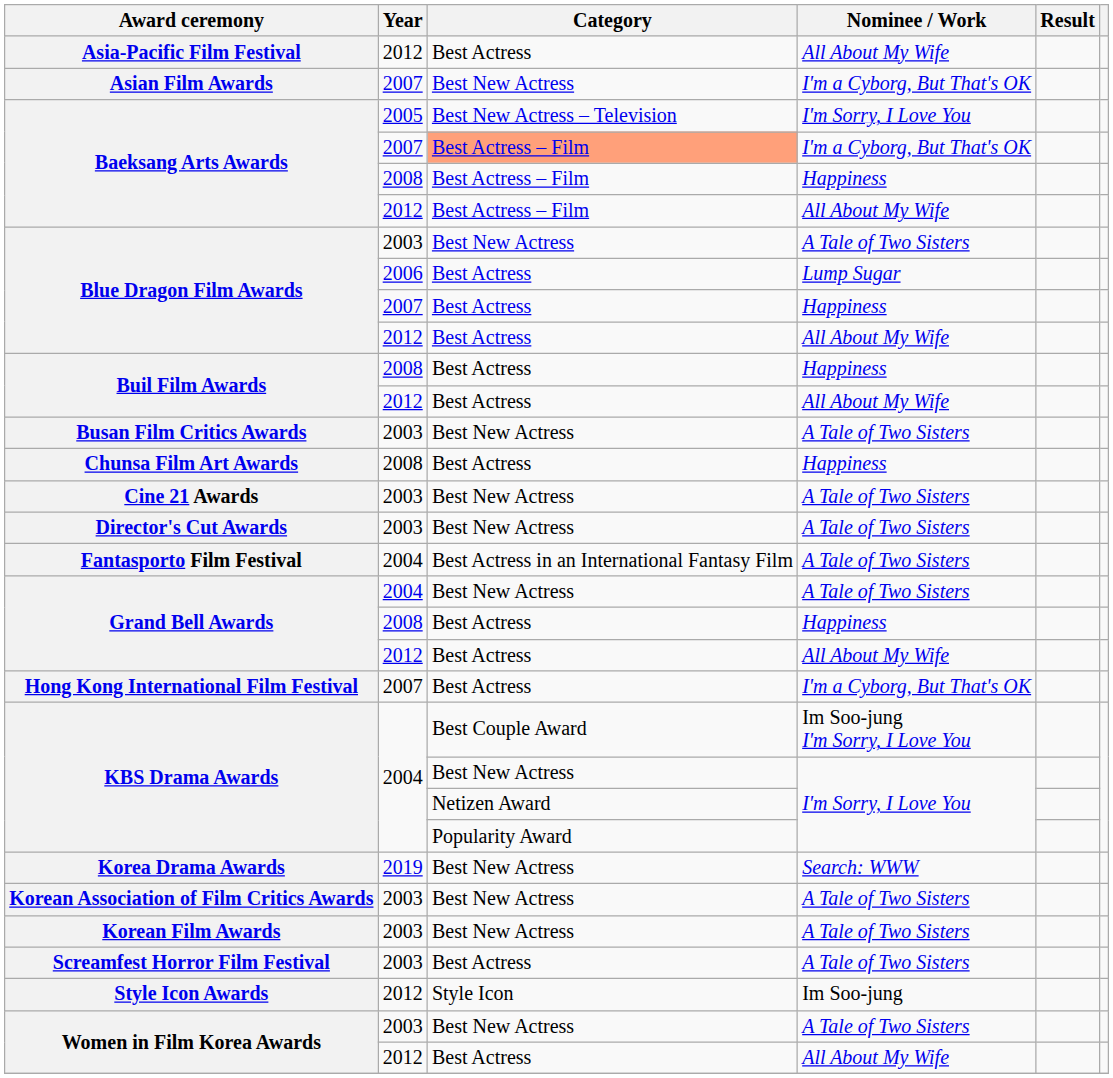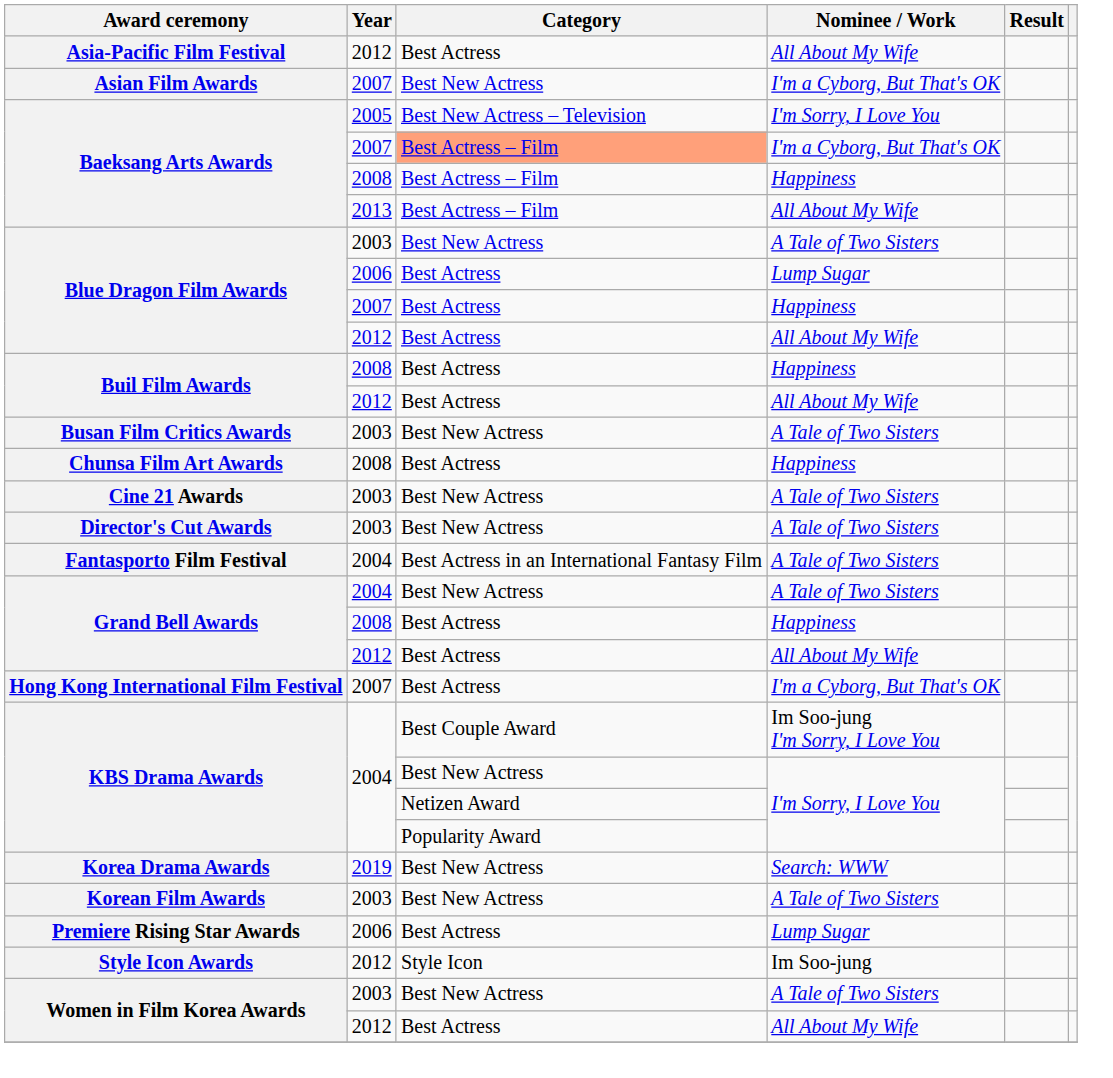(403, 210) 2012 -> (372, 210) 2013
- row: (191, 899)
+ row: (176, 930)
- row: (191, 962)
